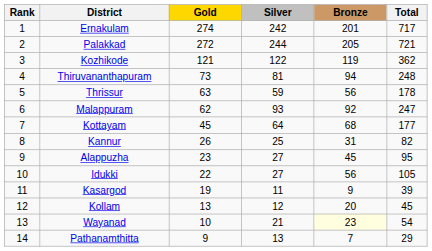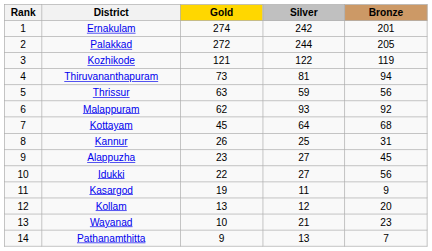- column: (407, 13)
(350, 222) lightyellow background -> (386, 222) no background
